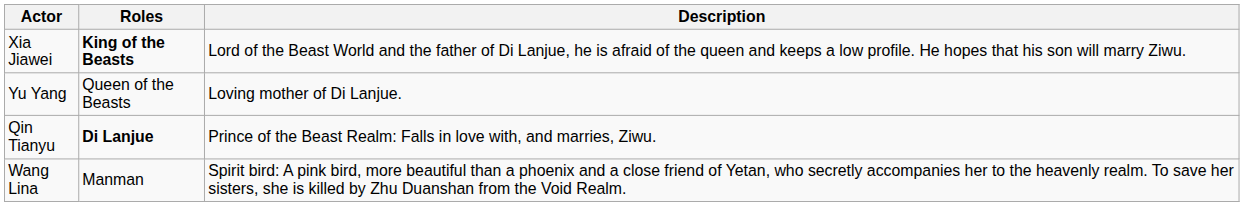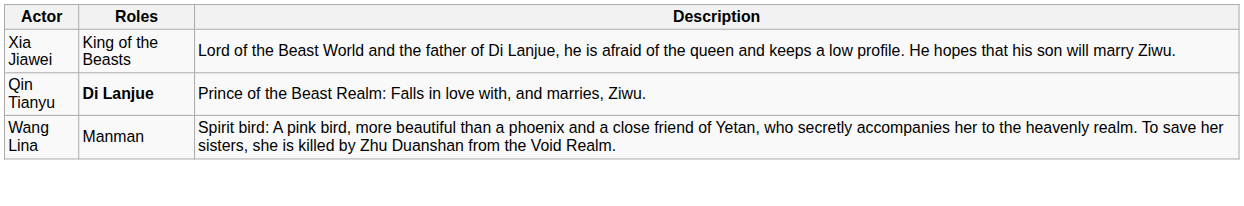(124, 51) bold -> (120, 51) normal
- row: (37, 94)
